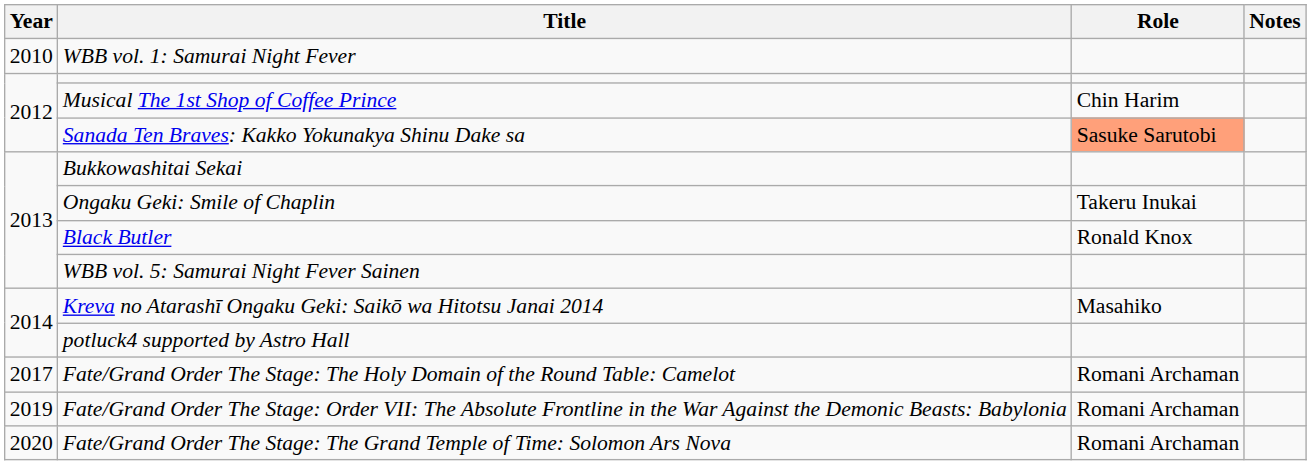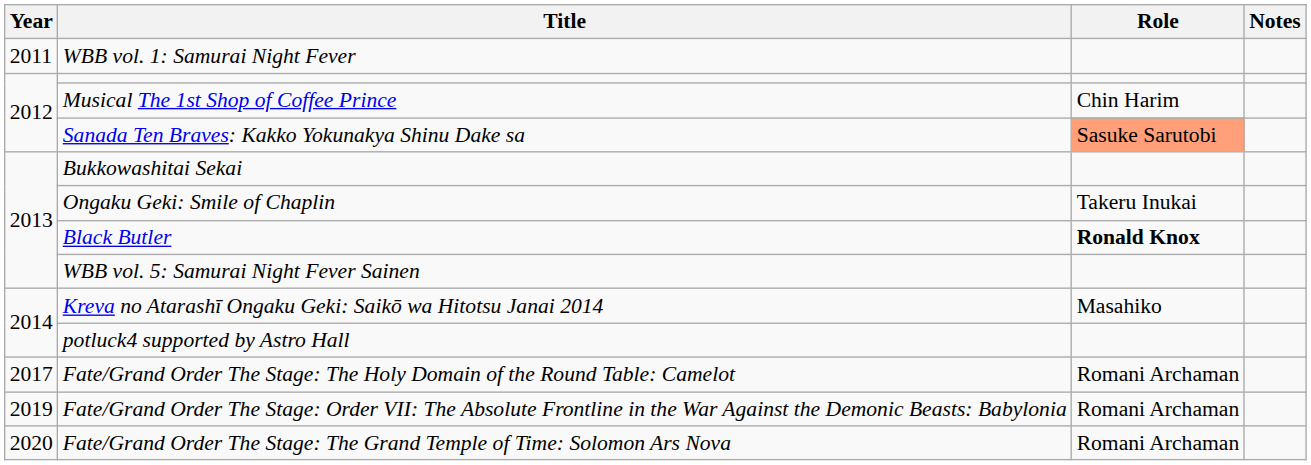(31, 55) 2010 -> (31, 55) 2011
(1135, 237) normal -> (1138, 237) bold
